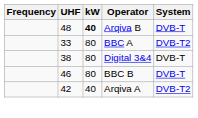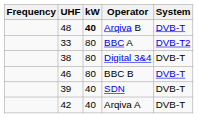+ row: (114, 89)
(173, 89) DVB-T2 -> (170, 105) DVB-T
